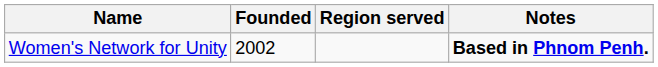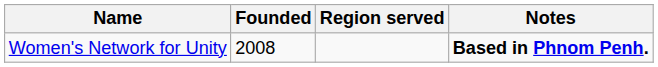(255, 47) 2002 -> (255, 47) 2008
